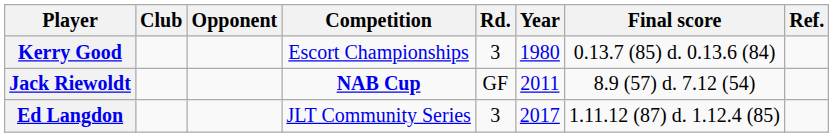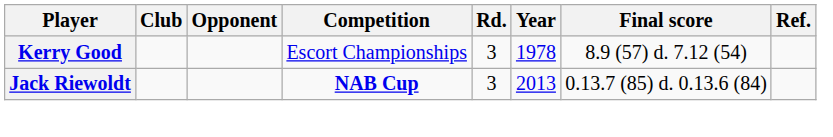(540, 52) 1980 -> (536, 52) 1978
(675, 52) 0.13.7 (85) d. 0.13.6 (84) -> (666, 52) 8.9 (57) d. 7.12 (54)
(495, 83) GF -> (491, 83) 3
(540, 83) 2011 -> (536, 83) 2013
(675, 83) 8.9 (57) d. 7.12 (54) -> (666, 83) 0.13.7 (85) d. 0.13.6 (84)
- row: (70, 115)
